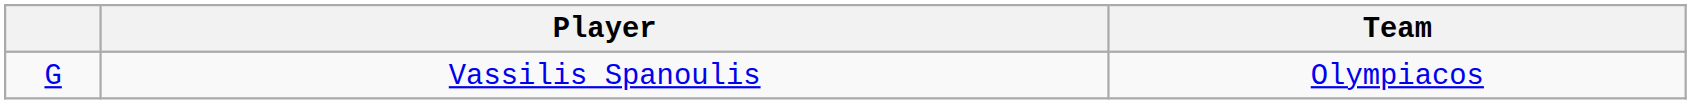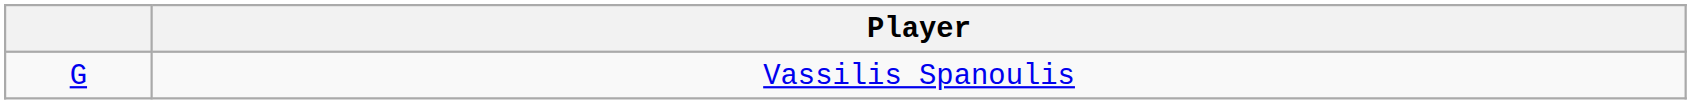- column: (1397, 29)
